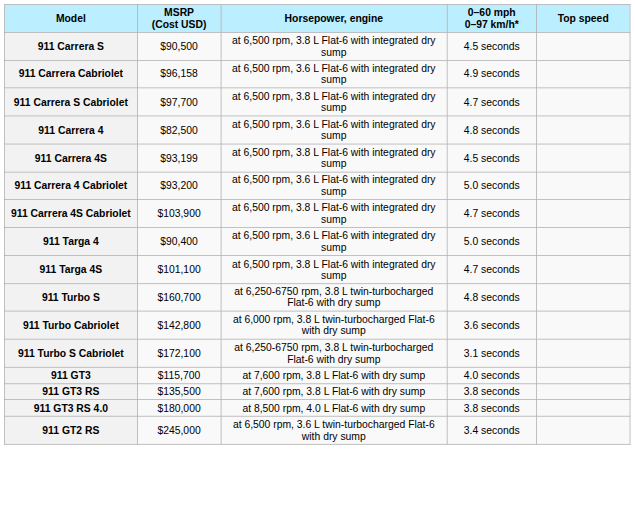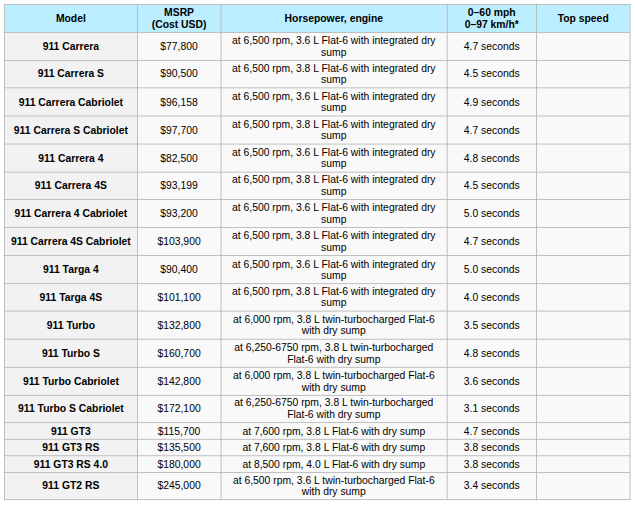+ row: (71, 47)
(492, 270) 4.7 seconds -> (492, 298) 4.0 seconds
+ row: (71, 326)
(492, 376) 4.0 seconds -> (492, 431) 4.7 seconds
